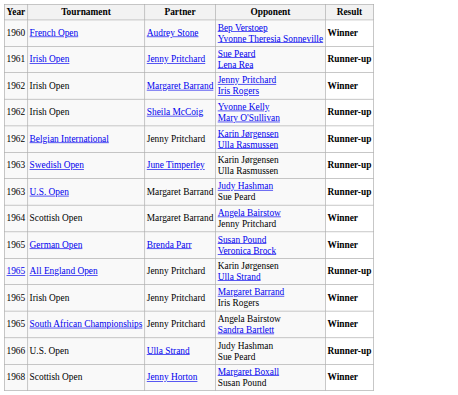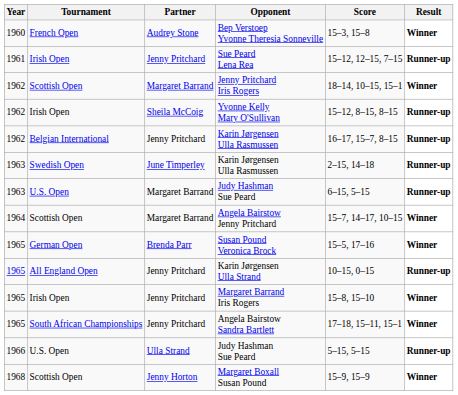+ column: (365, 12)
(49, 86) Irish Open -> (56, 86) Scottish Open
